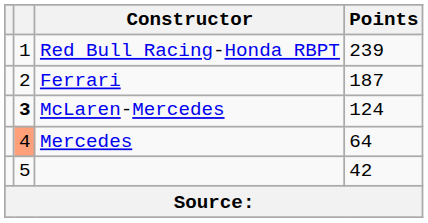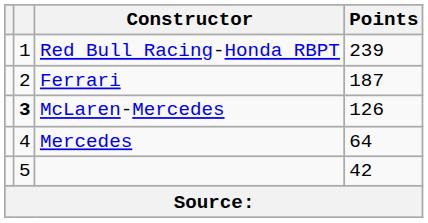(367, 111) 124 -> (367, 111) 126
(25, 141) lightsalmon background -> (25, 141) no background
